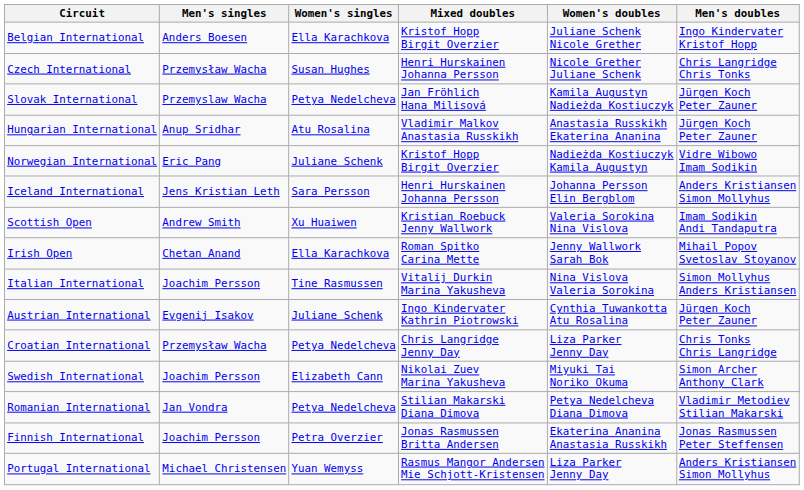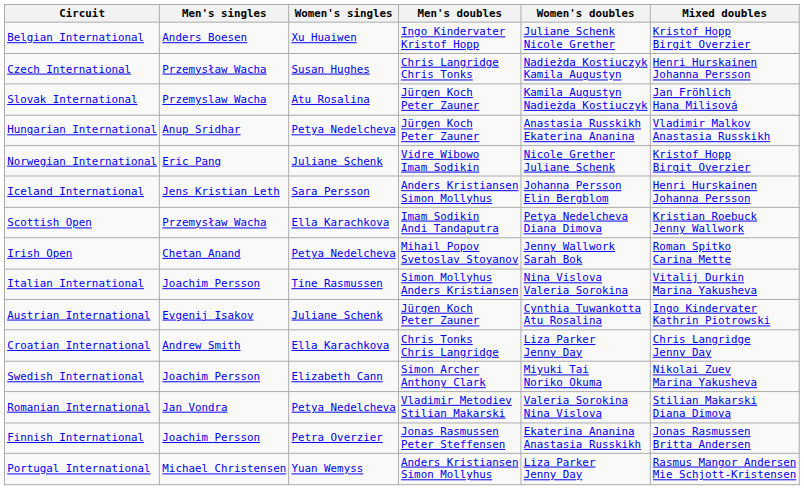columns swapped: (738, 14) <-> (473, 14)
(340, 38) Ella Karachkova -> (324, 38) Xu Huaiwen
(595, 69) Nicole Grether Juliane Schenk -> (586, 69) Nadieżda Kostiuczyk Kamila Augustyn
(344, 100) Petya Nedelcheva -> (331, 100) Atu Rosalina
(331, 130) Atu Rosalina -> (344, 130) Petya Nedelcheva
(612, 161) Nadieżda Kostiuczyk Kamila Augustyn -> (569, 161) Nicole Grether Juliane Schenk
(201, 223) Andrew Smith -> (214, 223) Przemysław Wacha
(324, 223) Xu Huaiwen -> (340, 223) Ella Karachkova
(602, 223) Valeria Sorokina Nina Vislova -> (576, 223) Petya Nedelcheva Diana Dimova
(340, 253) Ella Karachkova -> (344, 253) Petya Nedelcheva
(214, 346) Przemysław Wacha -> (201, 346) Andrew Smith
(344, 346) Petya Nedelcheva -> (340, 346) Ella Karachkova
(602, 407) Petya Nedelcheva Diana Dimova -> (576, 407) Valeria Sorokina Nina Vislova
